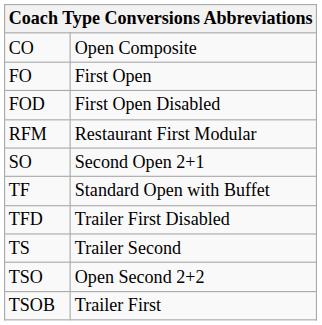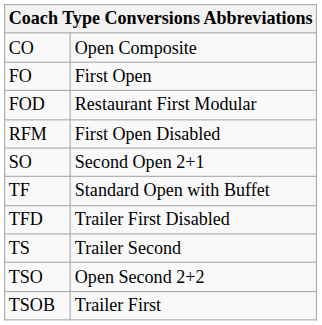(148, 104) First Open Disabled -> (166, 104) Restaurant First Modular
(166, 133) Restaurant First Modular -> (148, 133) First Open Disabled
